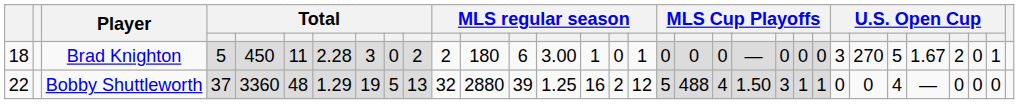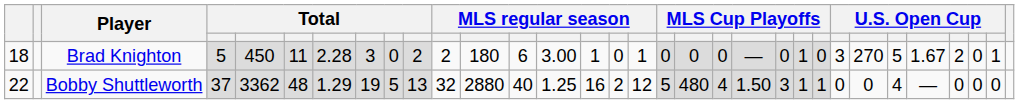(803, 56) 0 -> (803, 56) 1
(260, 85) 3360 -> (260, 85) 3362
(523, 85) 39 -> (523, 85) 40
(694, 85) 488 -> (694, 85) 480
